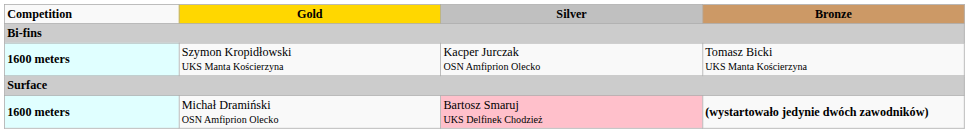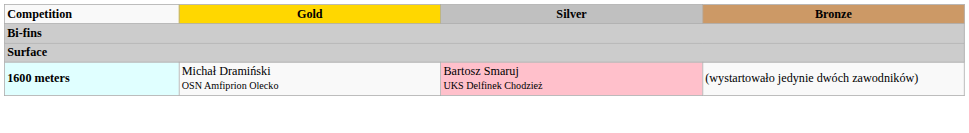- row: (237, 59)
(817, 111) bold -> (812, 78) normal
